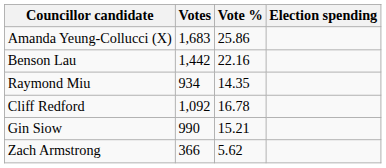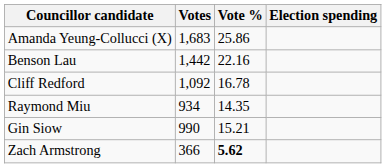rows swapped: (46, 106) <-> (49, 83)
(230, 151) normal -> (230, 151) bold
